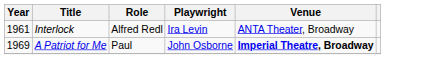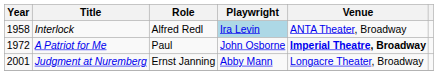(18, 29) 1961 -> (18, 29) 1958
(188, 29) no background -> (240, 29) lightblue background
(18, 45) 1969 -> (18, 45) 1972
+ row: (91, 62)
